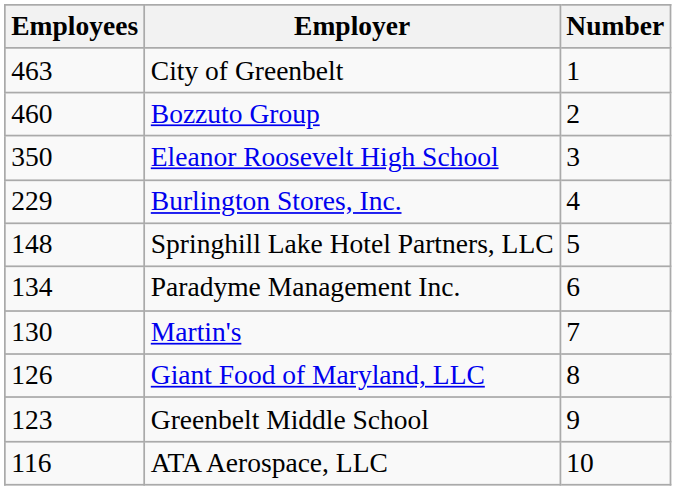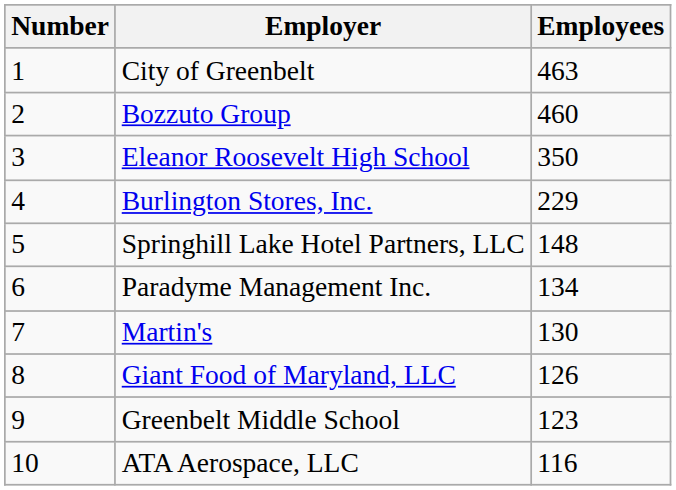columns swapped: (615, 26) <-> (75, 26)
